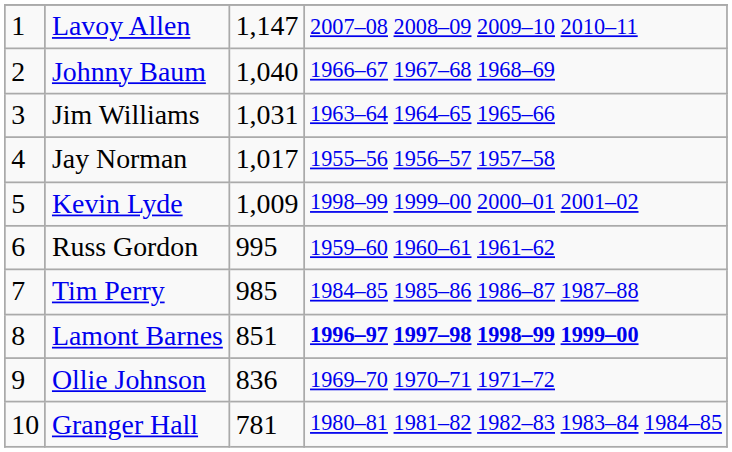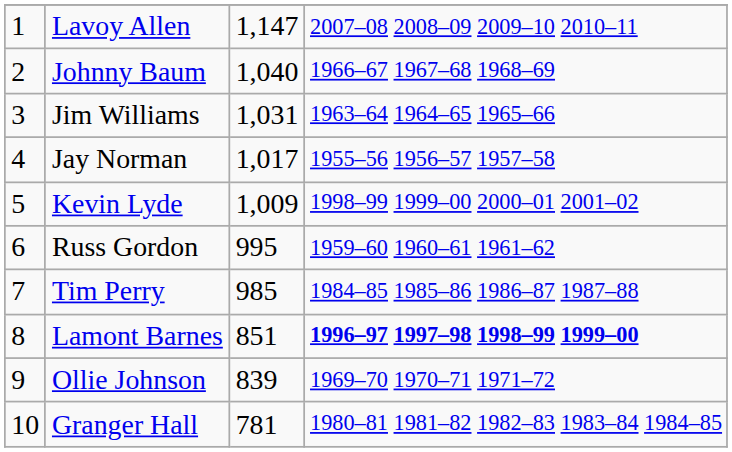(257, 379) 836 -> (257, 379) 839
